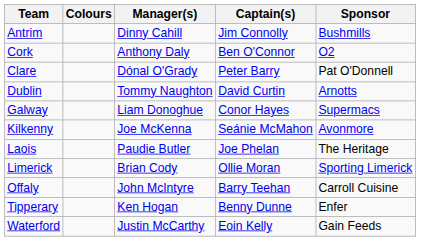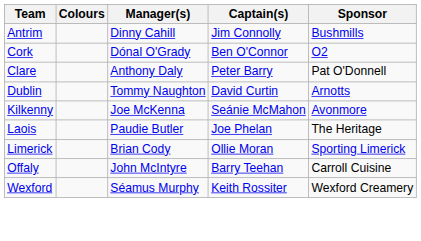(153, 52) Anthony Daly -> (150, 52) Dónal O'Grady
(157, 71) Dónal O'Grady -> (146, 71) Anthony Daly
- row: (27, 110)
- row: (33, 206)
- row: (34, 226)
+ row: (30, 187)
